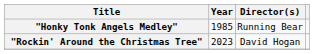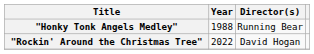(222, 27) 1985 -> (222, 27) 1988
(222, 41) 2023 -> (222, 41) 2022
